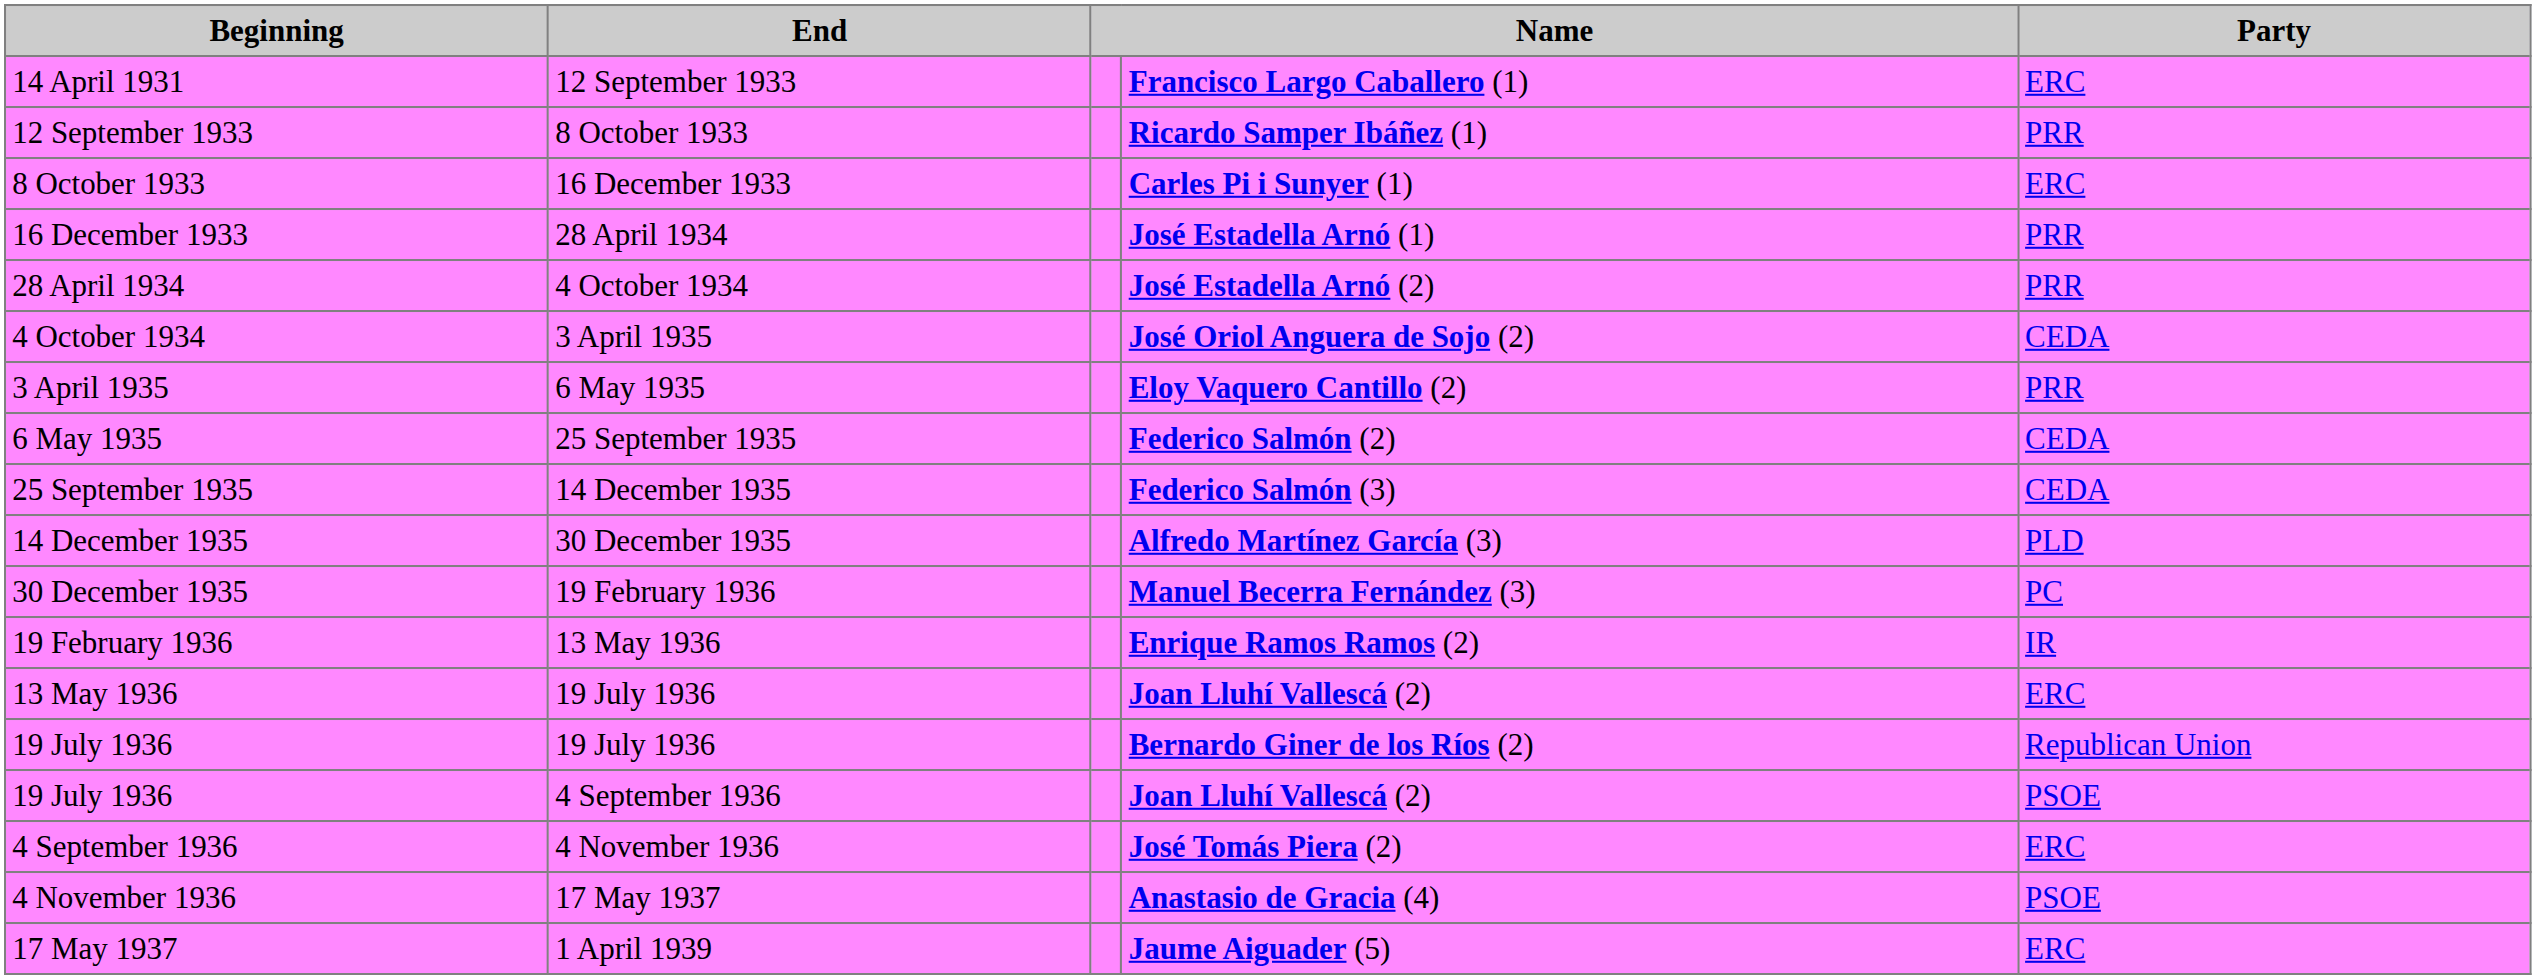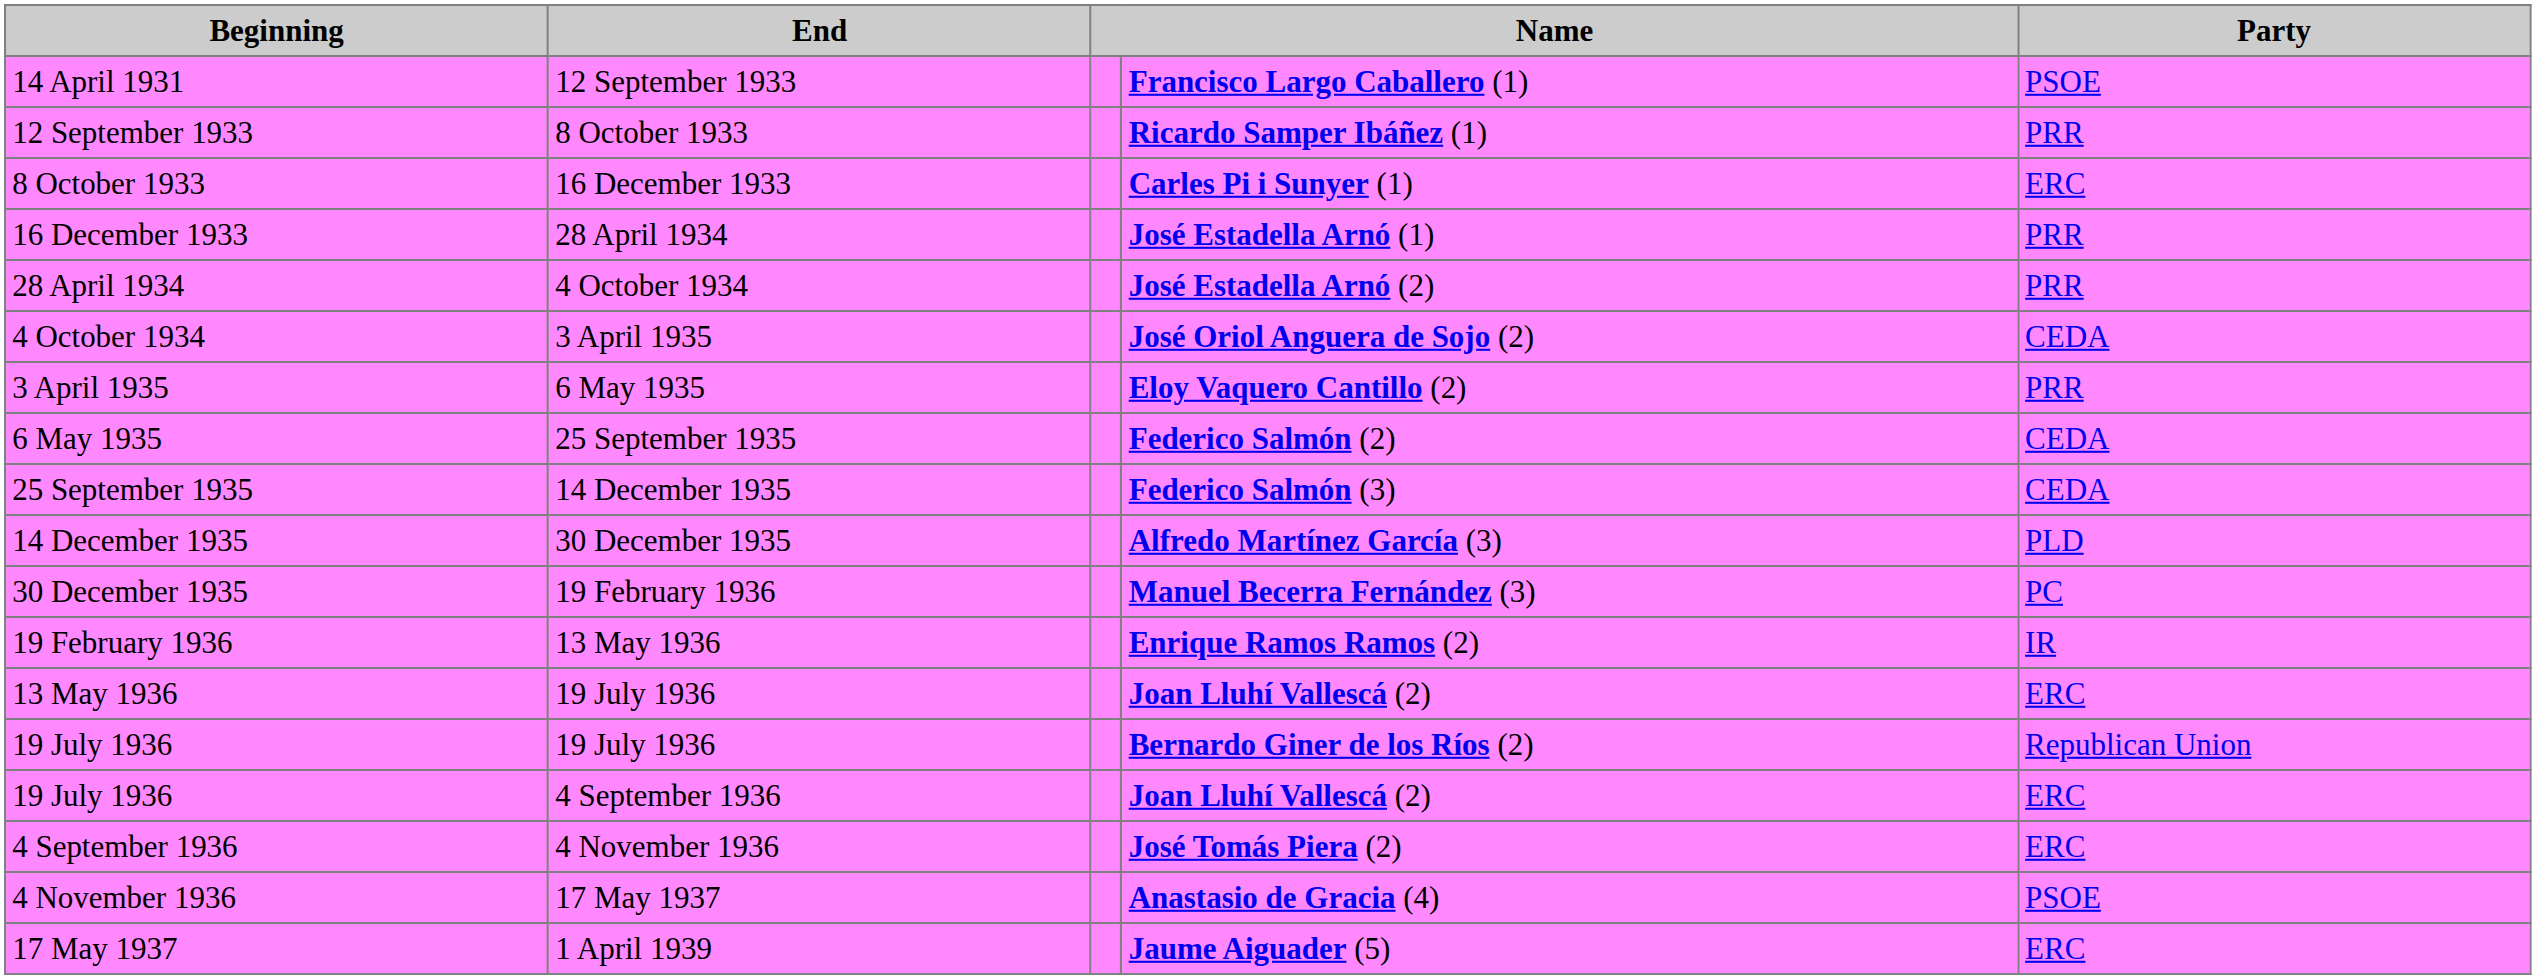(2055, 80) ERC -> (2063, 80) PSOE
(2063, 794) PSOE -> (2055, 794) ERC
